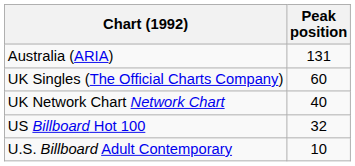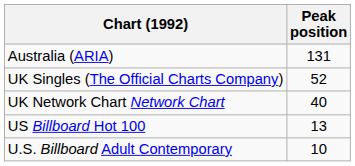(319, 79) 60 -> (319, 79) 52
(319, 126) 32 -> (319, 126) 13
